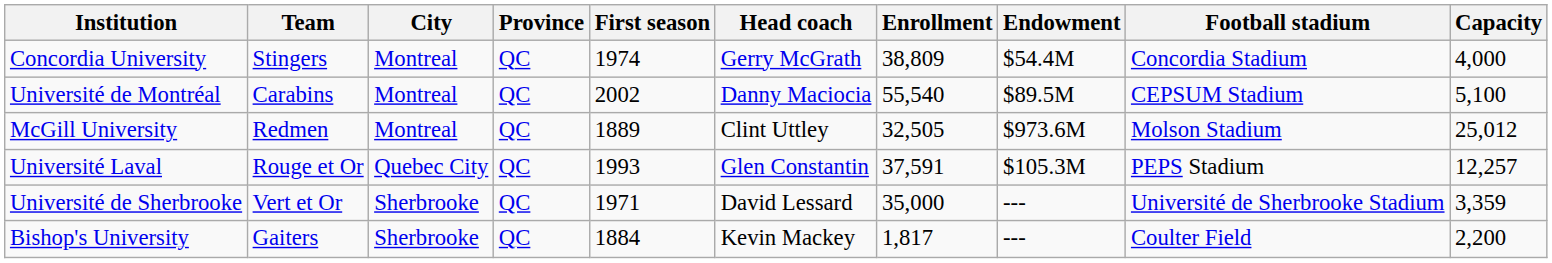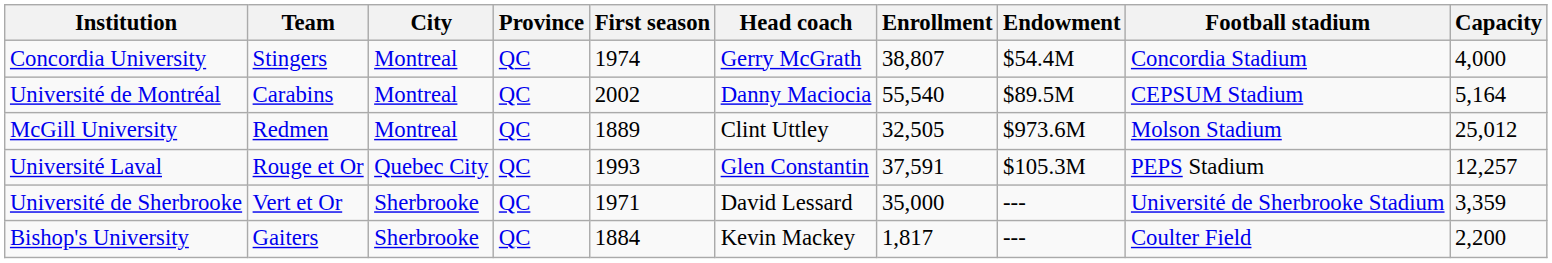(913, 58) 38,809 -> (913, 58) 38,807
(1481, 94) 5,100 -> (1481, 94) 5,164
